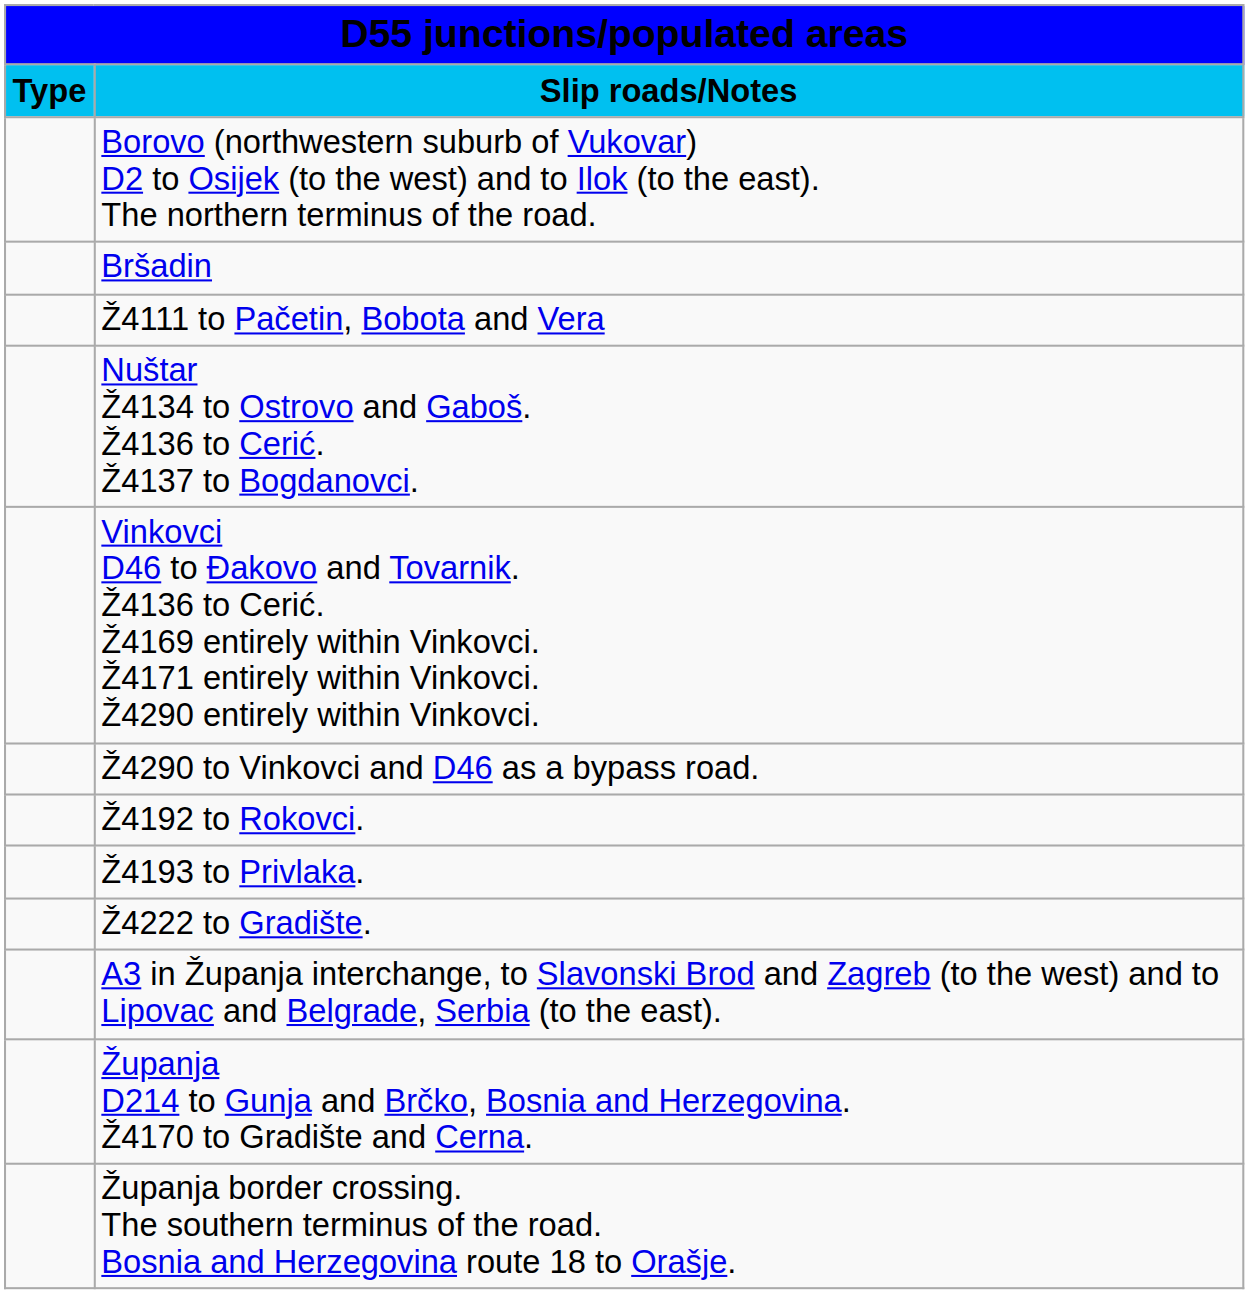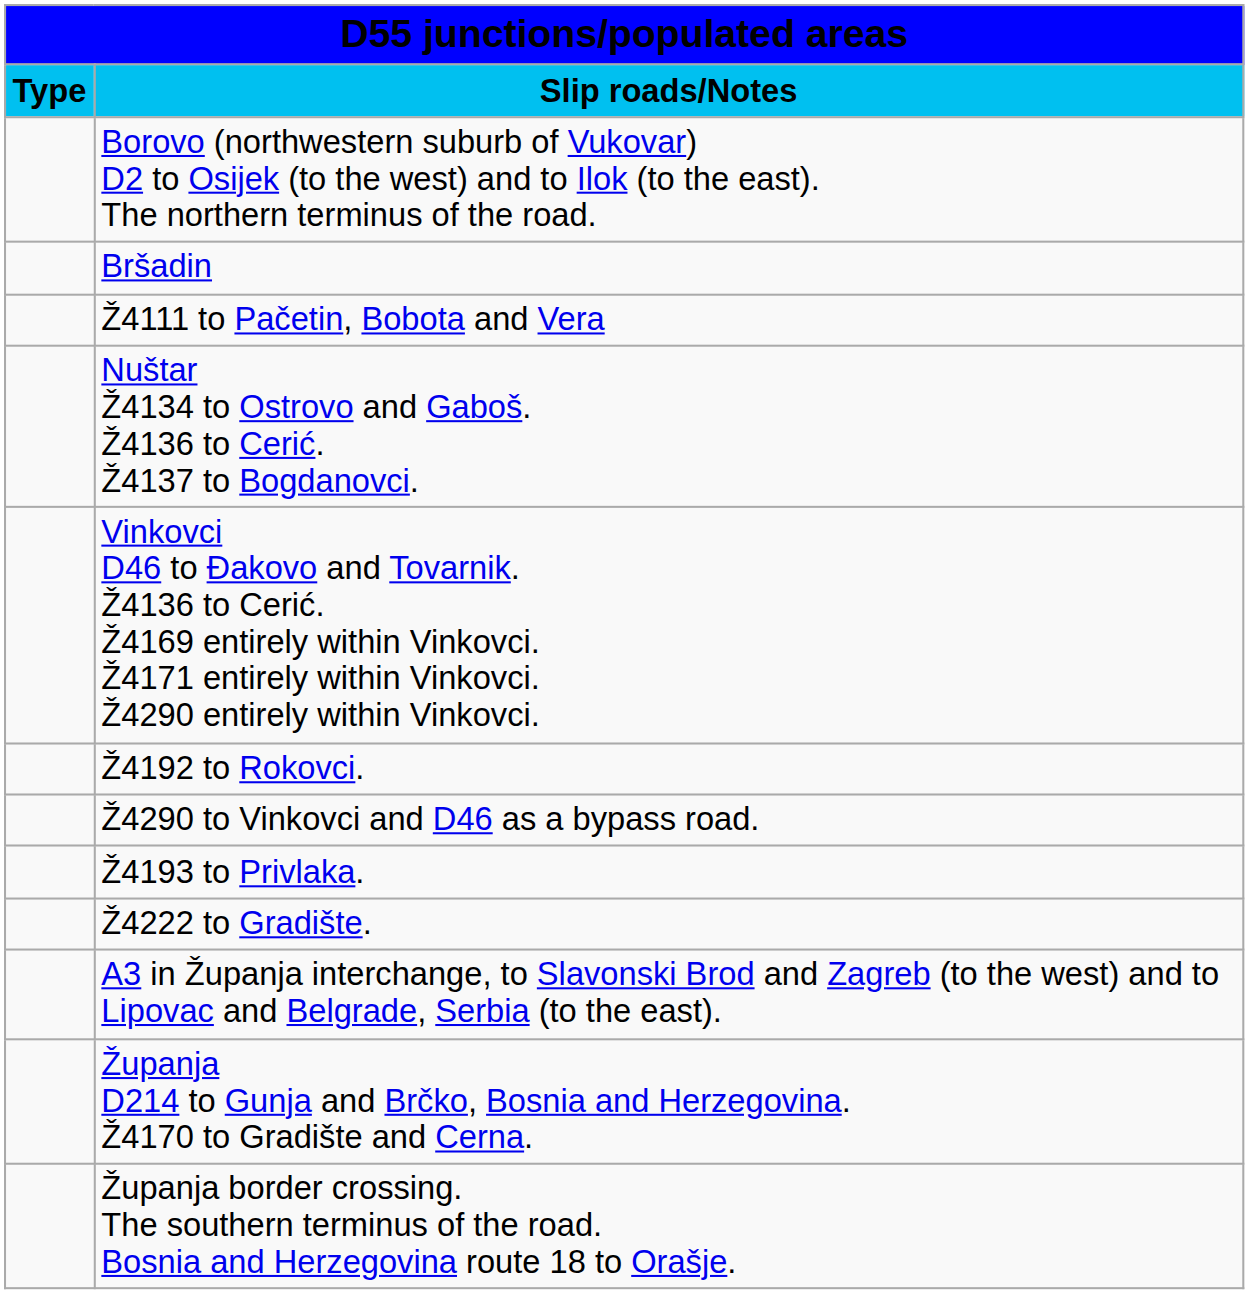rows swapped: (430, 768) <-> (233, 819)
